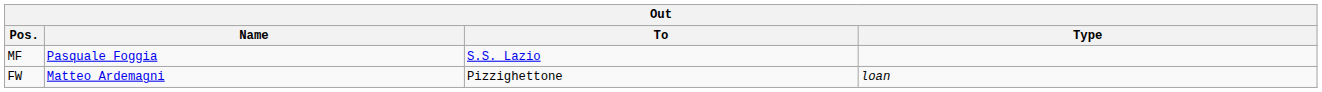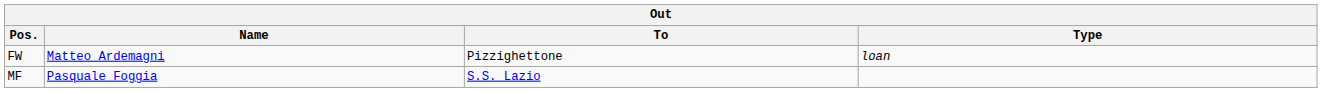rows swapped: (15, 56) <-> (15, 76)
